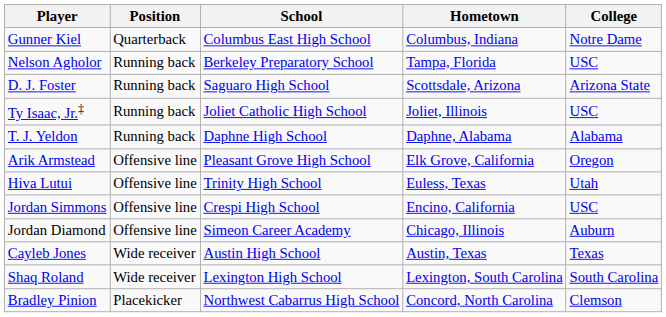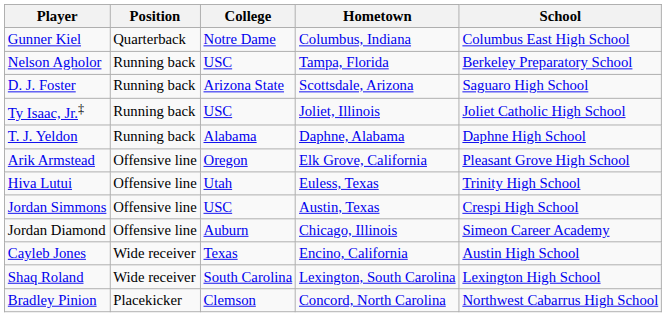columns swapped: (301, 16) <-> (614, 16)
(460, 206) Encino, California -> (339, 206) Austin, Texas
(446, 253) Austin, Texas -> (353, 253) Encino, California
